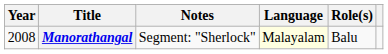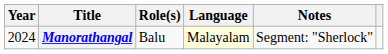columns swapped: (352, 15) <-> (197, 15)
(22, 37) 2008 -> (22, 37) 2024
